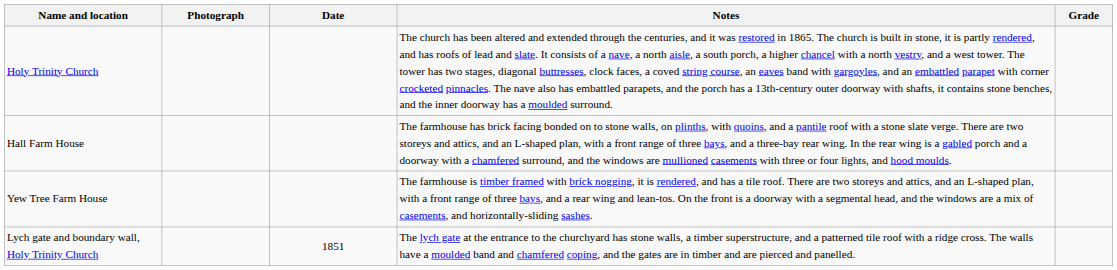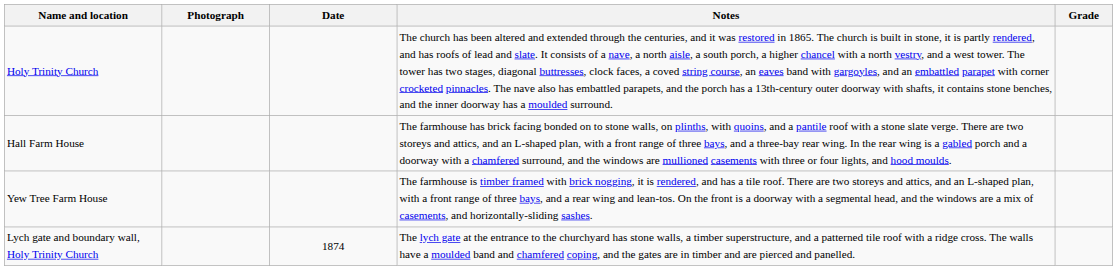(333, 246) 1851 -> (333, 246) 1874
